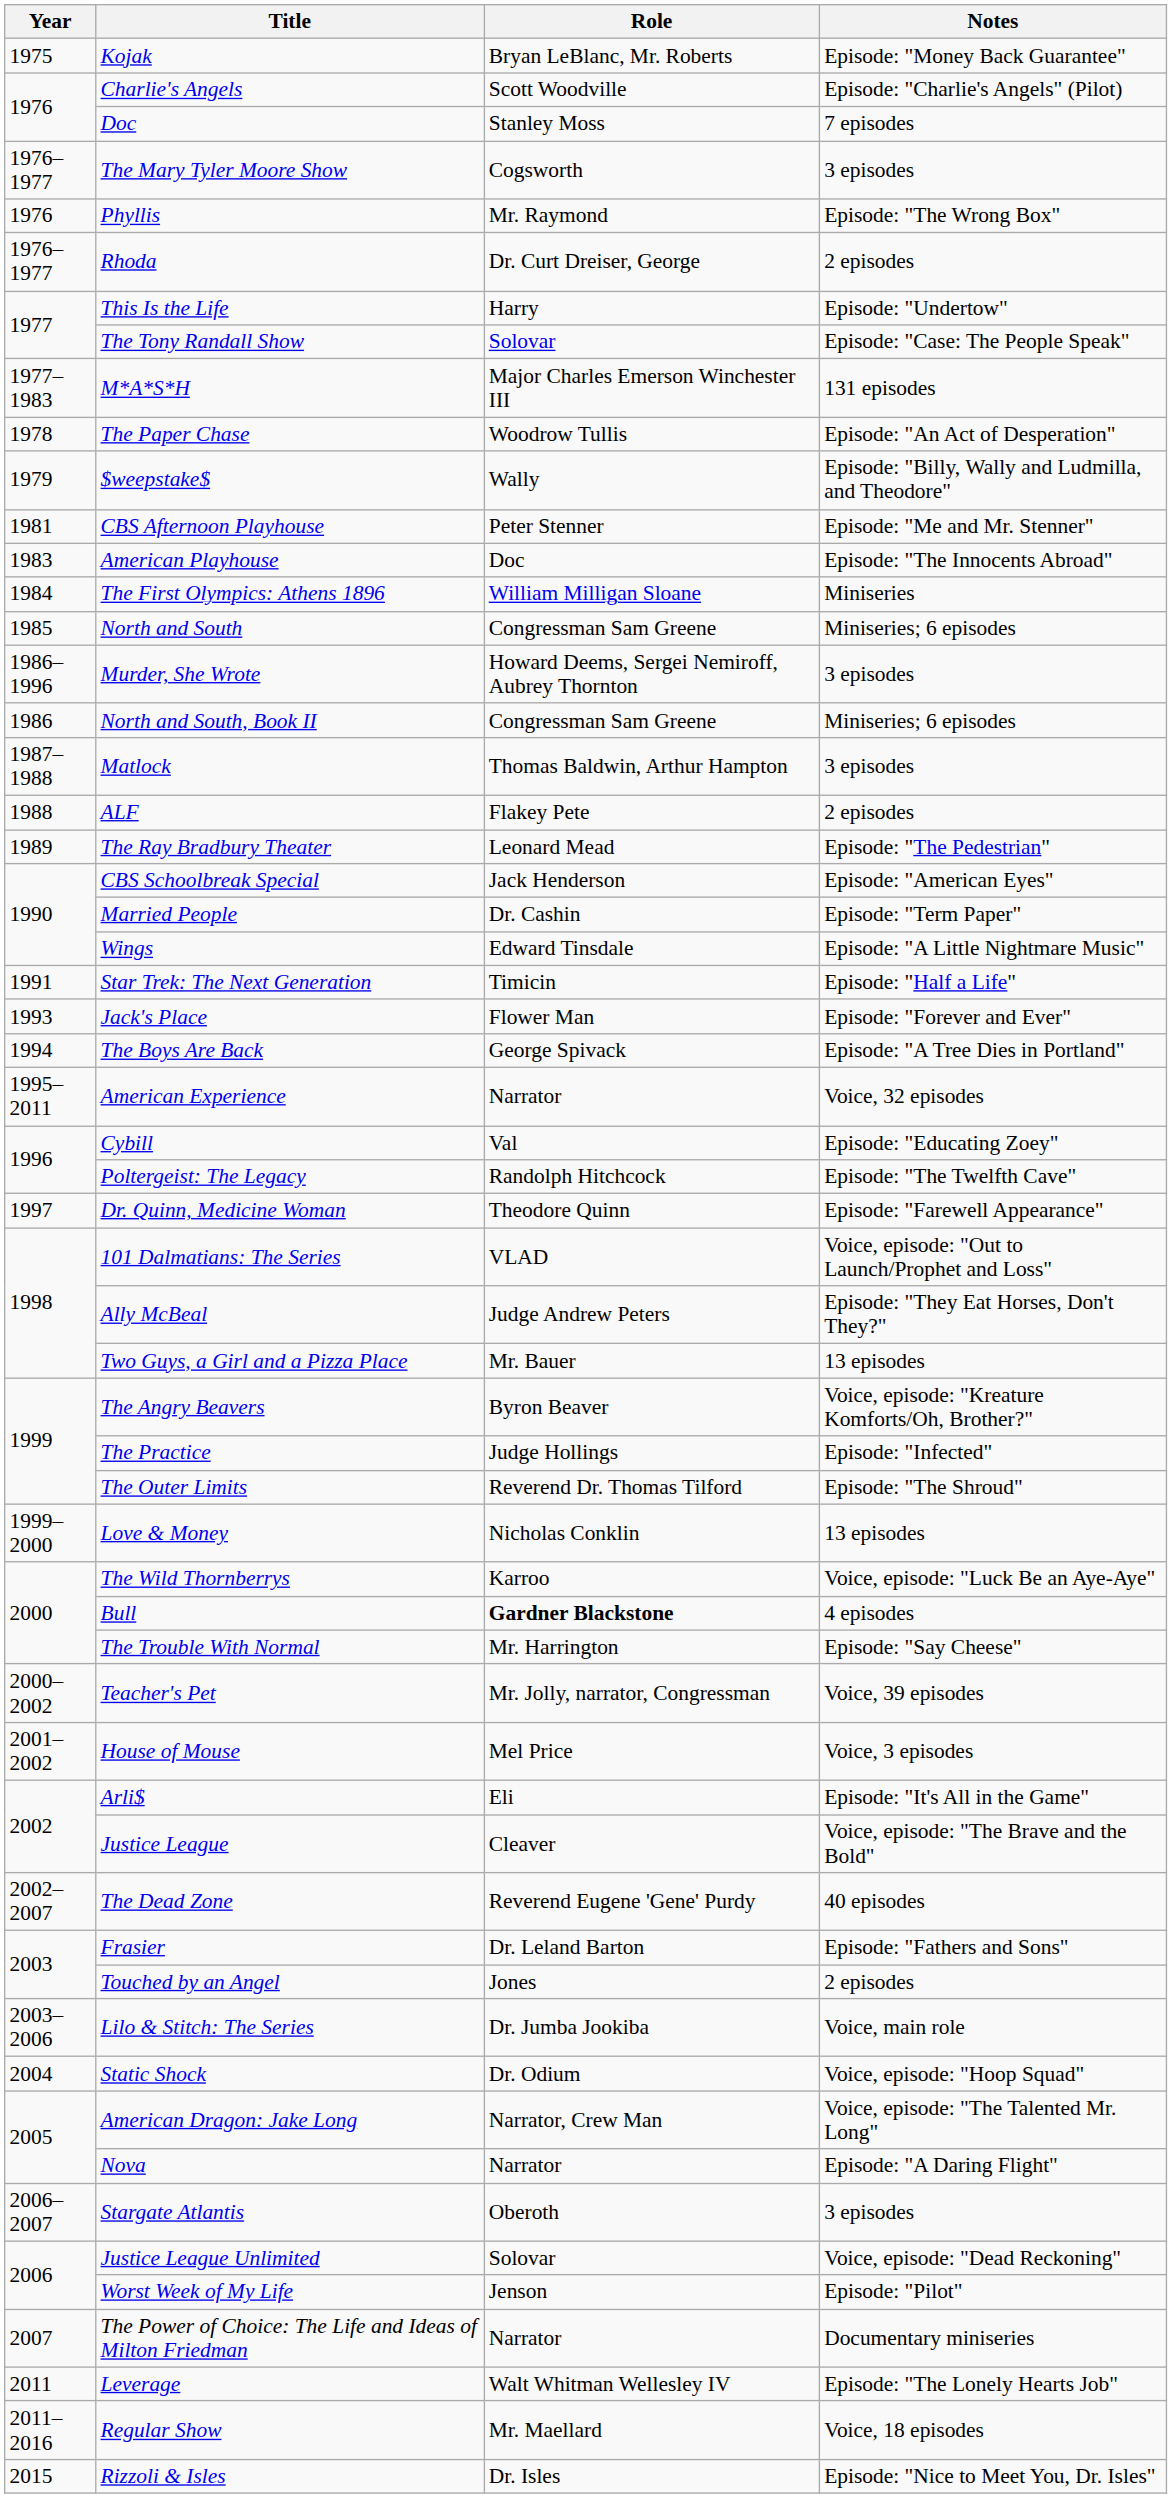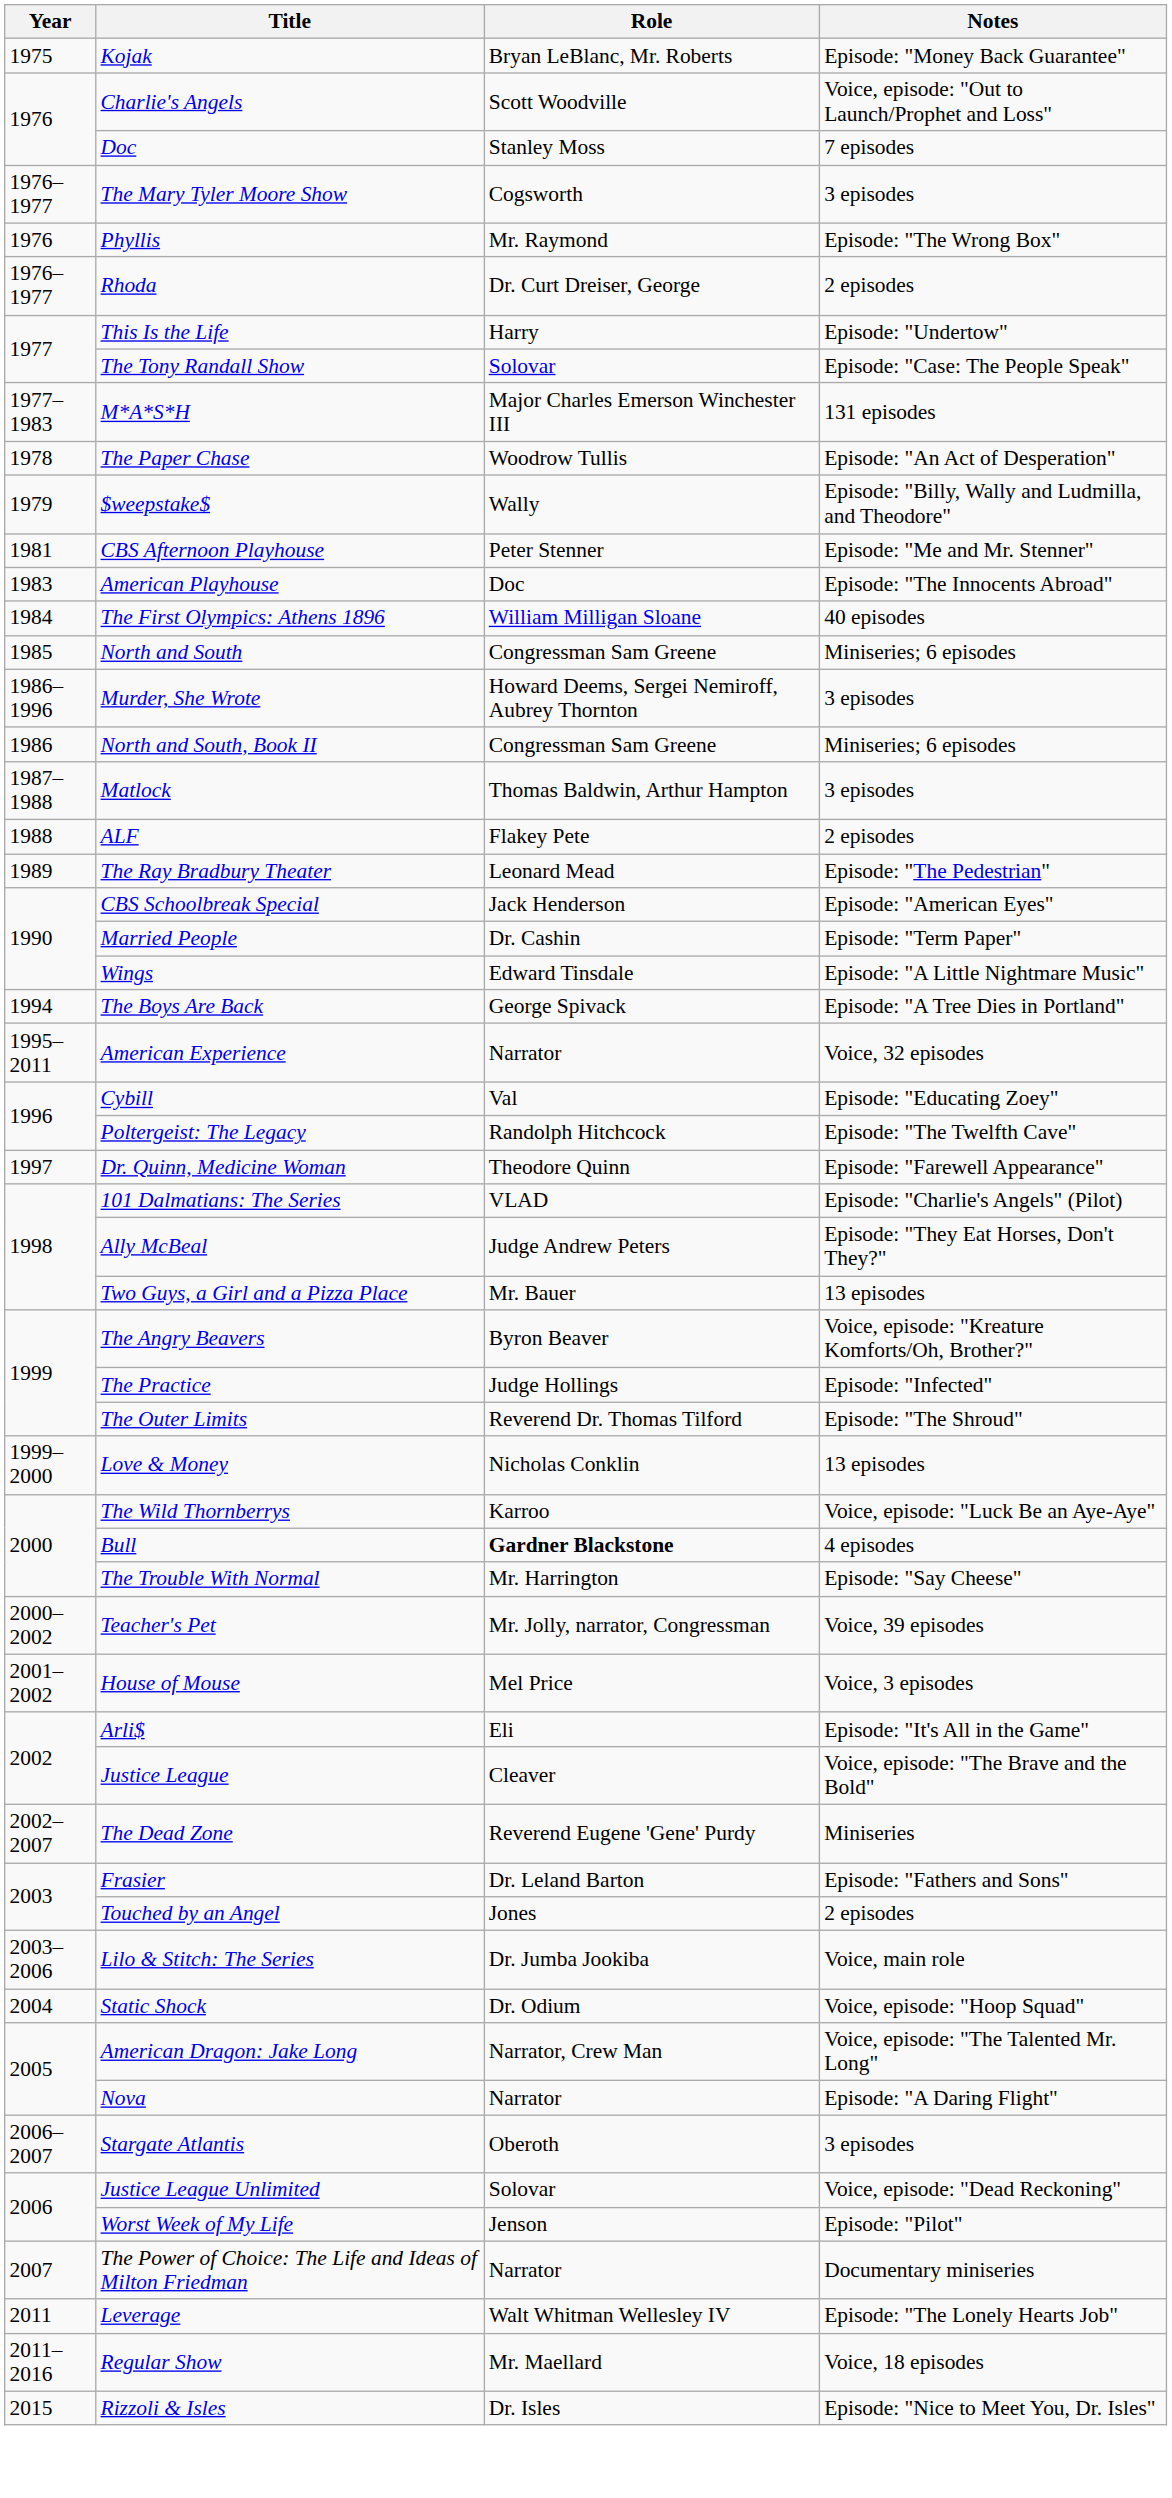(973, 89) Episode: "Charlie's Angels" (Pilot) -> (938, 101) Voice, episode: "Out to Launch/Prophet and Loss"
(869, 594) Miniseries -> (874, 618) 40 episodes
- row: (236, 982)
- row: (154, 1016)
(938, 1256) Voice, episode: "Out to Launch/Prophet and Loss" -> (973, 1200) Episode: "Charlie's Angels" (Pilot)
(874, 1901) 40 episodes -> (869, 1833) Miniseries
